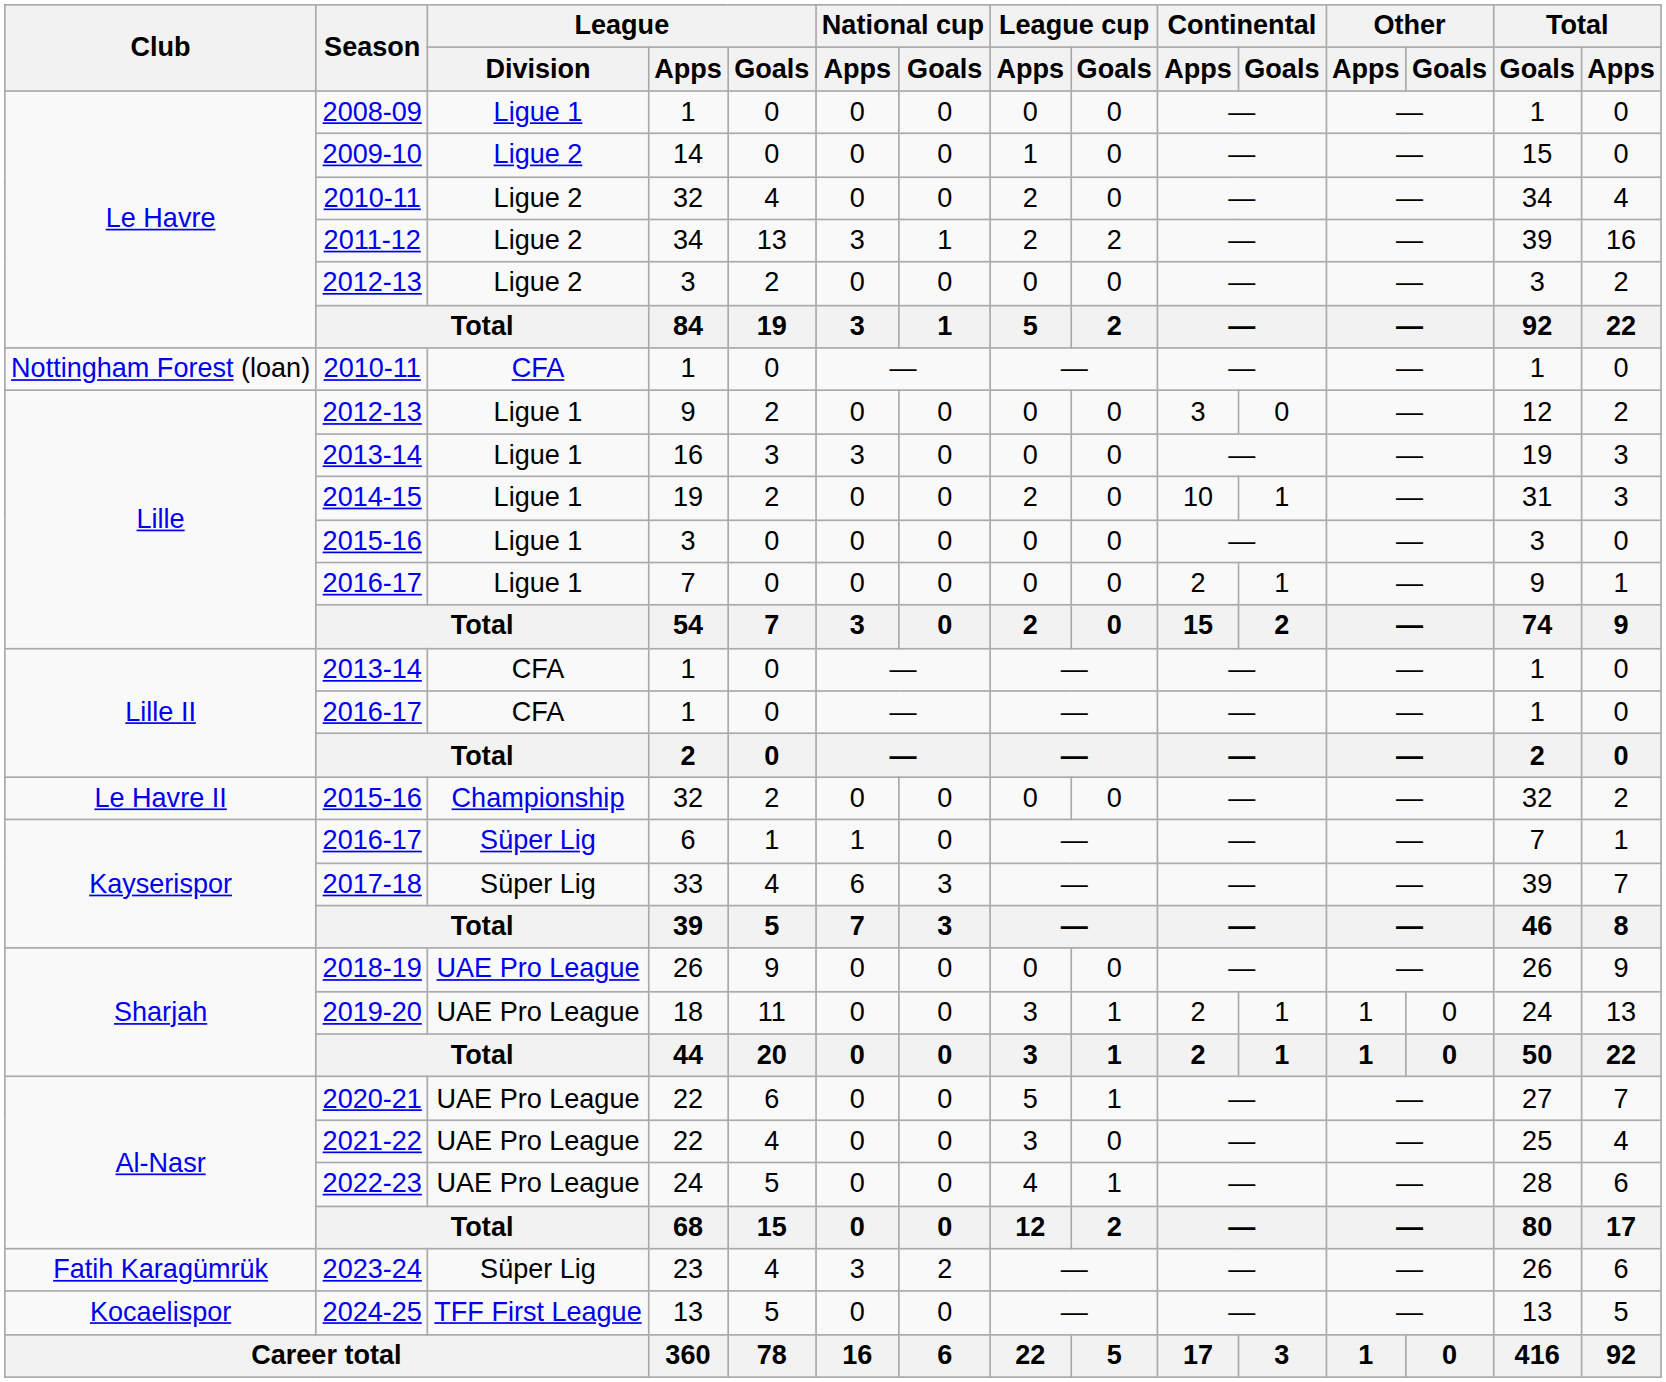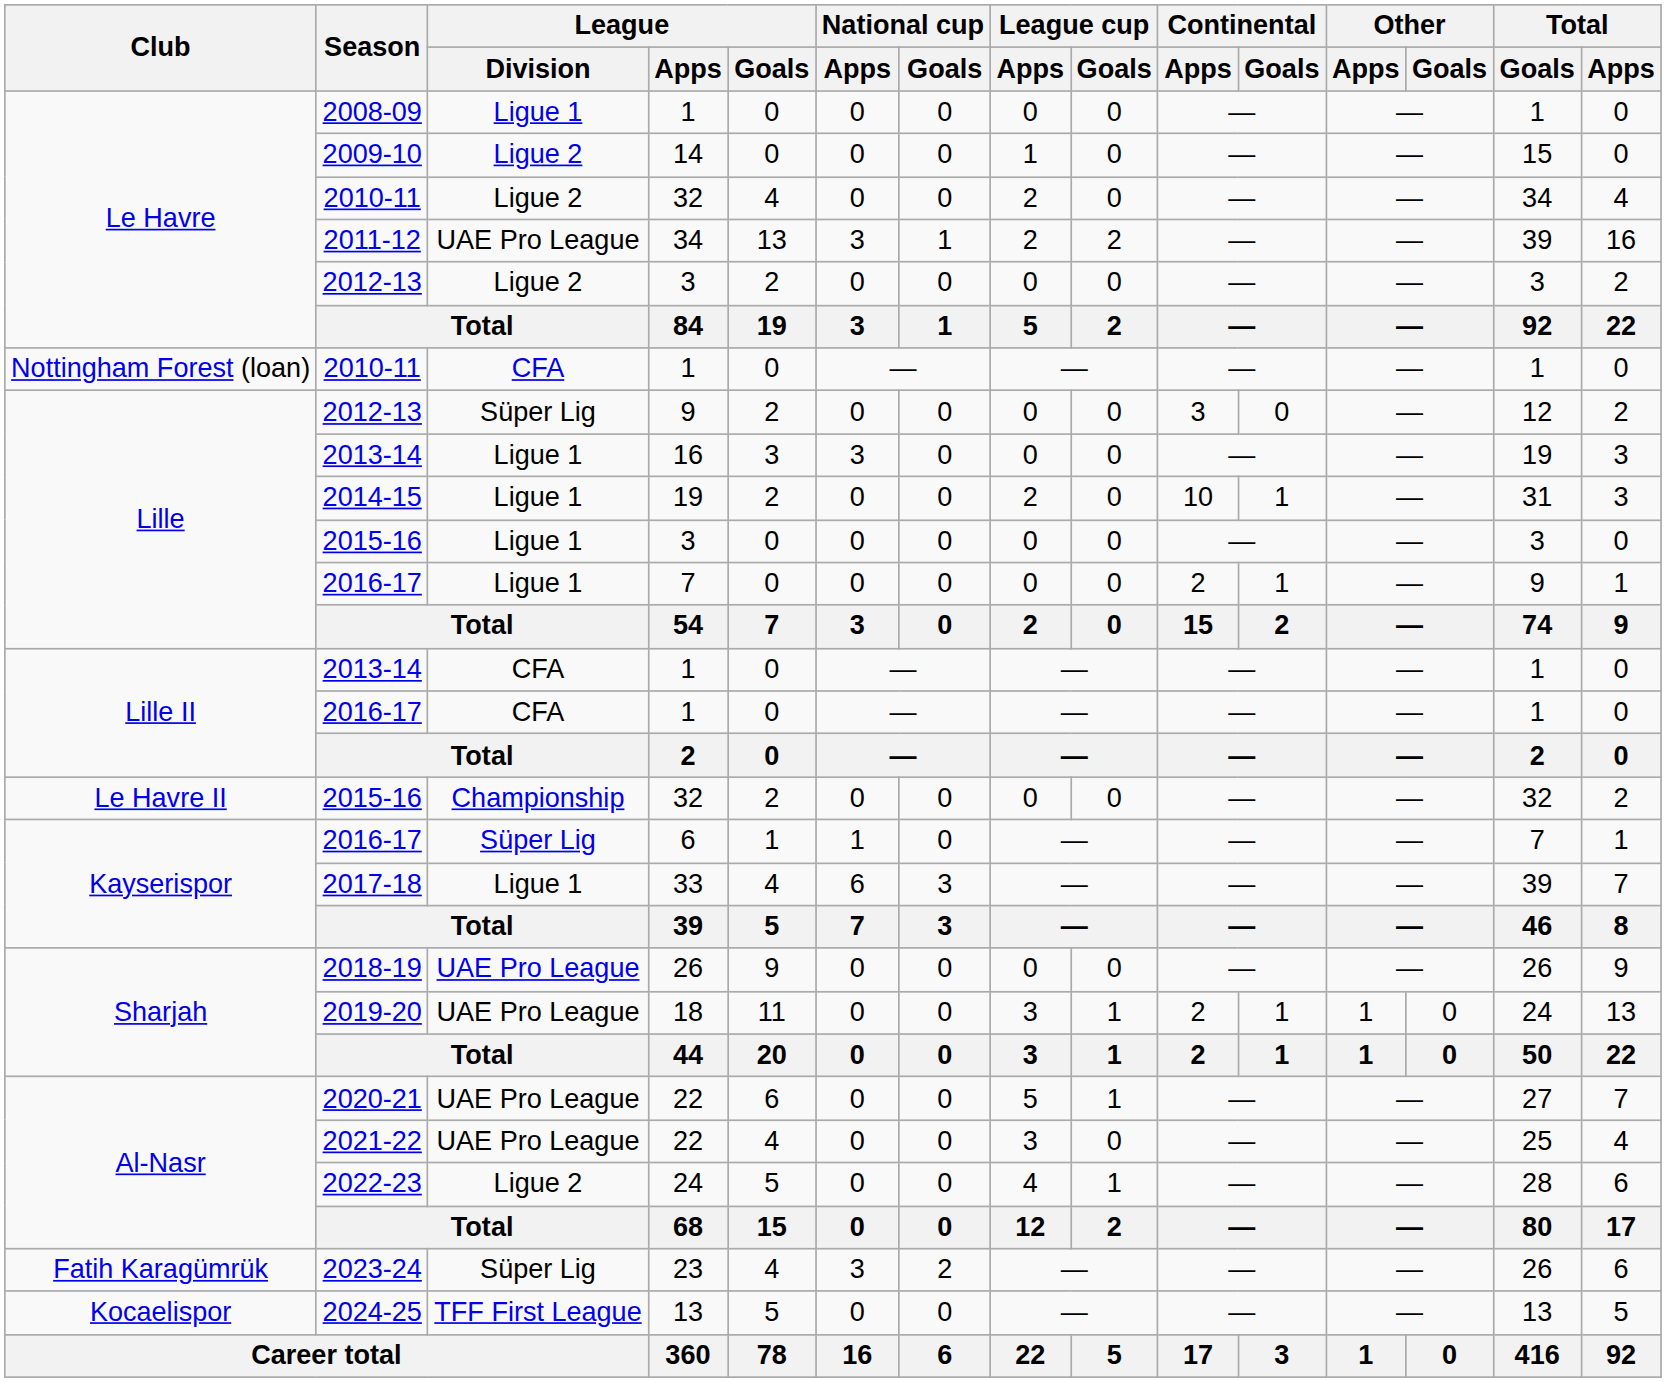(538, 240) Ligue 2 -> (538, 240) UAE Pro League
(538, 411) Ligue 1 -> (538, 411) Süper Lig
(538, 883) Süper Lig -> (538, 883) Ligue 1
(538, 1183) UAE Pro League -> (538, 1183) Ligue 2
